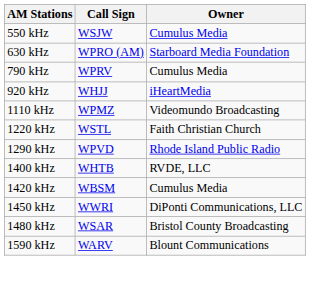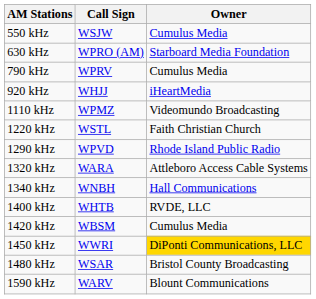+ row: (31, 168)
+ row: (31, 187)
(226, 206) no background -> (226, 245) gold background
